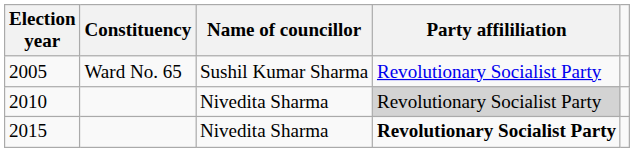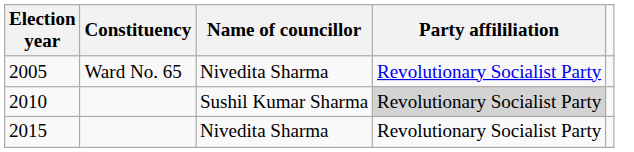(284, 71) Sushil Kumar Sharma -> (264, 71) Nivedita Sharma
(264, 101) Nivedita Sharma -> (284, 101) Sushil Kumar Sharma
(496, 131) bold -> (489, 131) normal
